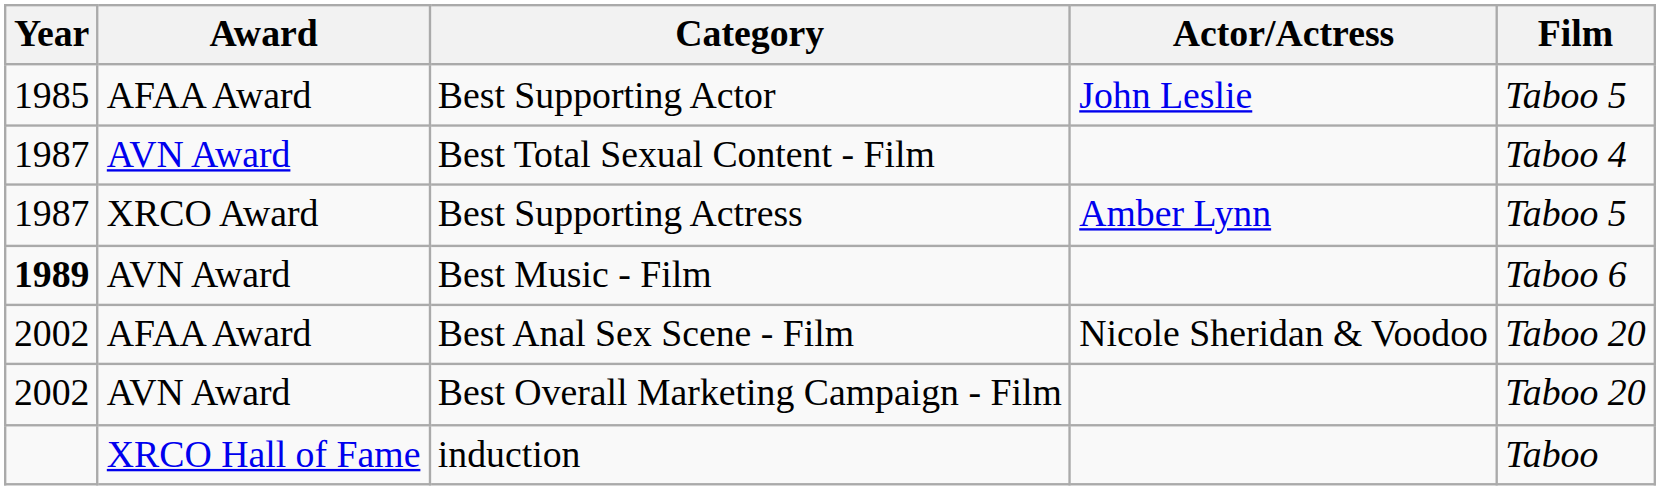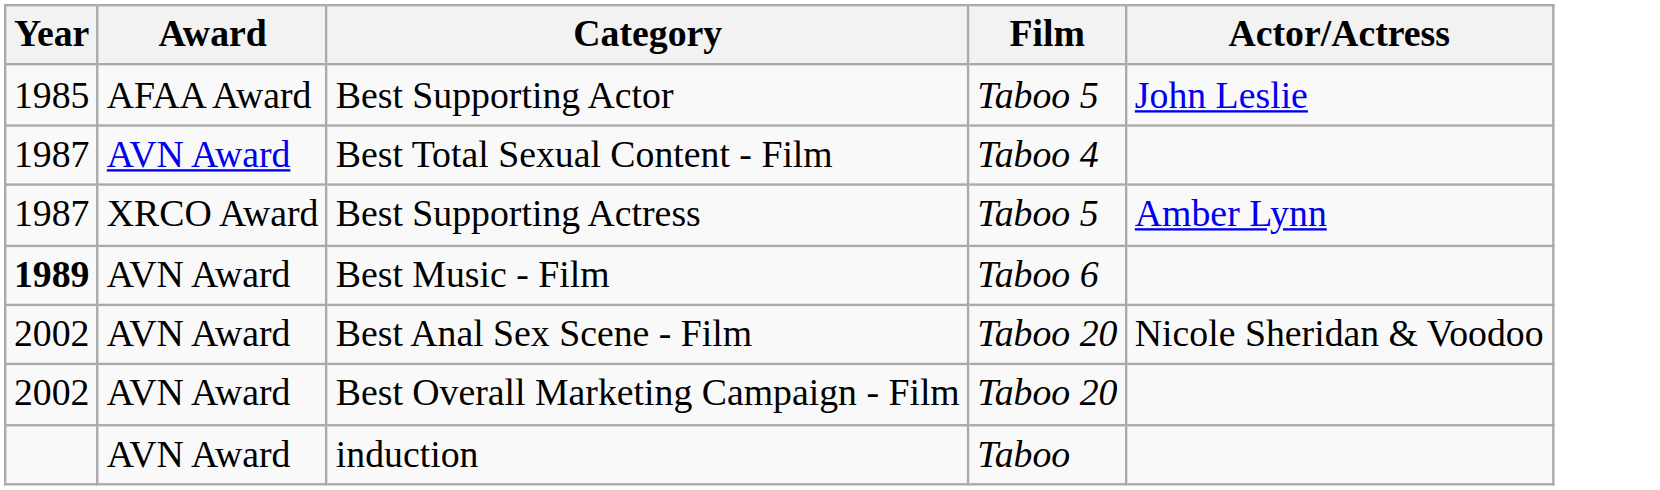columns swapped: (1284, 34) <-> (1575, 34)
(209, 333) AFAA Award -> (199, 333) AVN Award
(264, 453) XRCO Hall of Fame -> (199, 453) AVN Award
